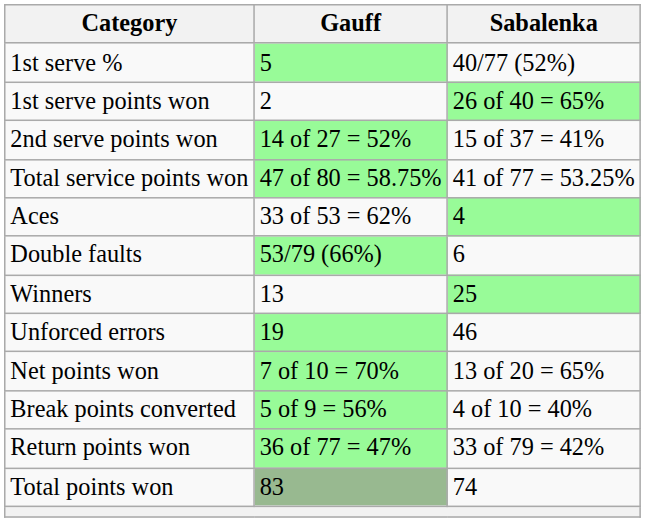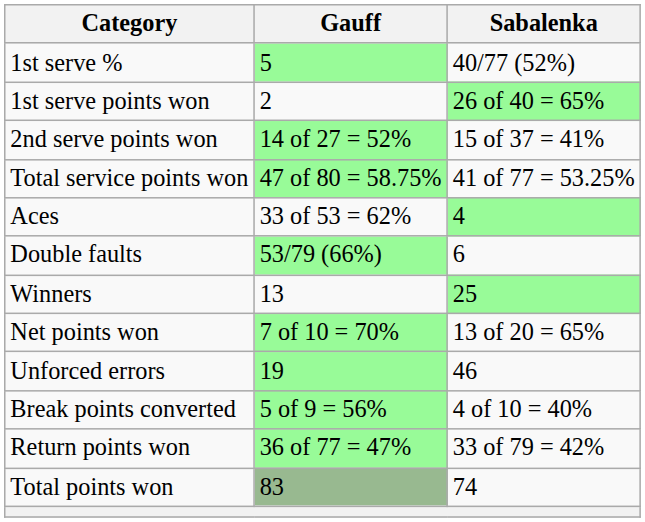rows swapped: (88, 332) <-> (85, 370)
